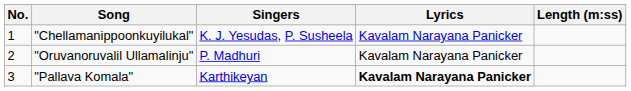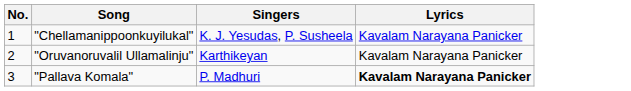- column: (580, 15)
(230, 56) P. Madhuri -> (233, 56) Karthikeyan
(233, 76) Karthikeyan -> (230, 76) P. Madhuri
